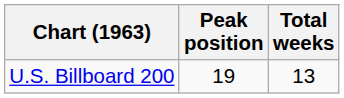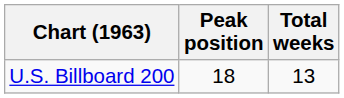(224, 76) 19 -> (224, 76) 18
